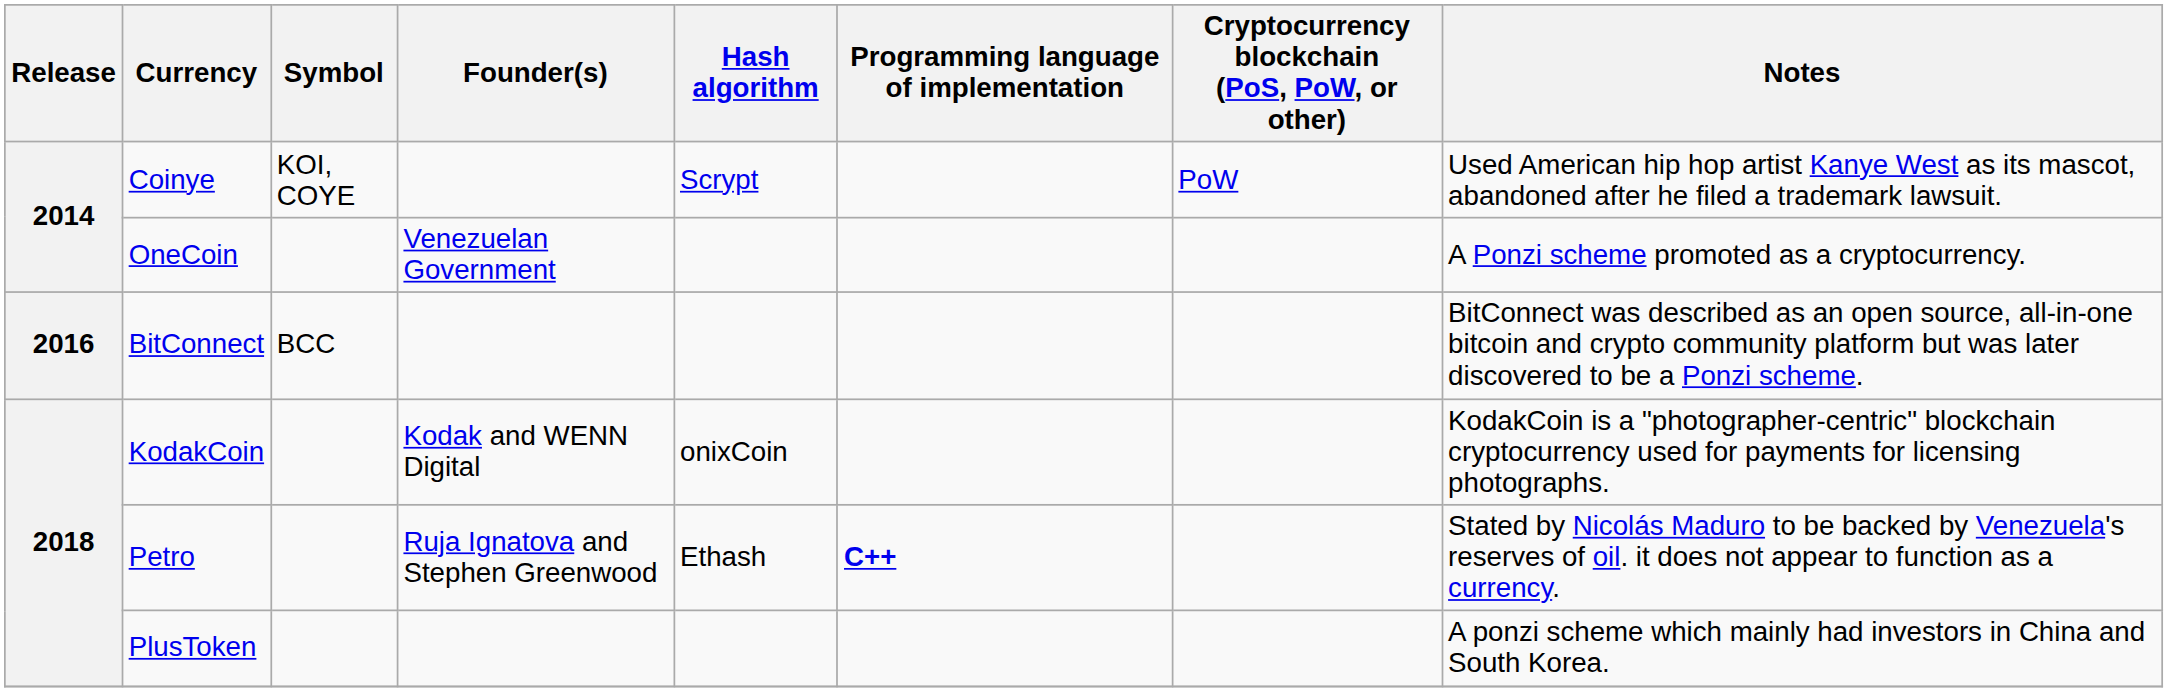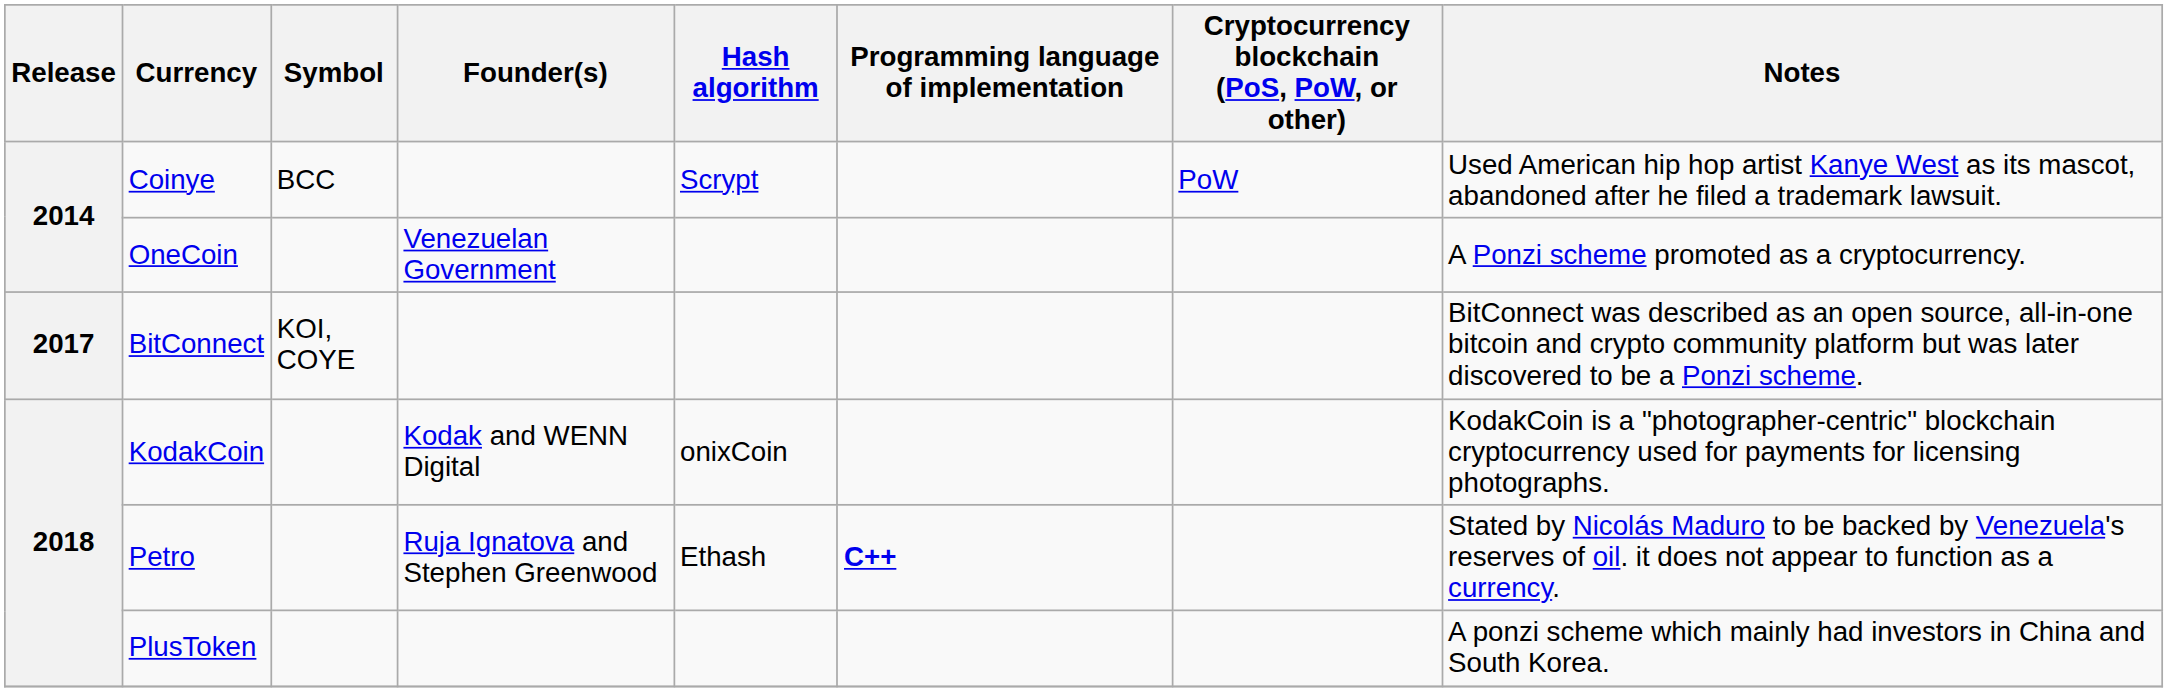(316, 179) KOI, COYE -> (306, 179) BCC
(64, 344) 2016 -> (64, 344) 2017
(306, 344) BCC -> (316, 344) KOI, COYE
